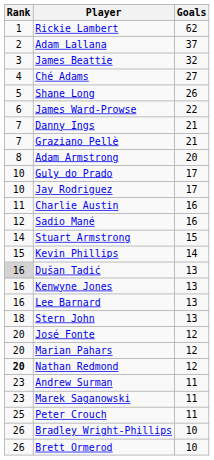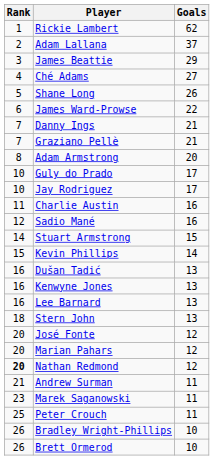(192, 61) 32 -> (192, 61) 29
(19, 270) lightgrey background -> (19, 270) no background
(19, 383) 23 -> (19, 383) 21
